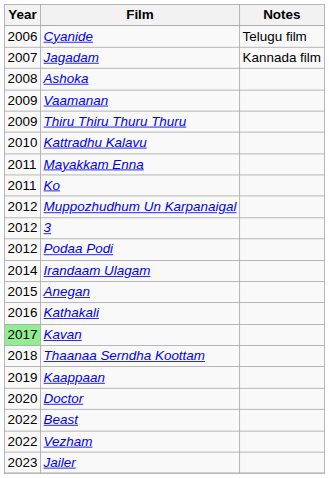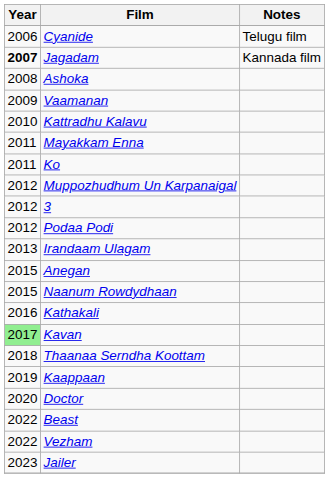(22, 57) normal -> (22, 57) bold
- row: (115, 121)
(22, 270) 2014 -> (22, 249) 2013
+ row: (110, 292)
